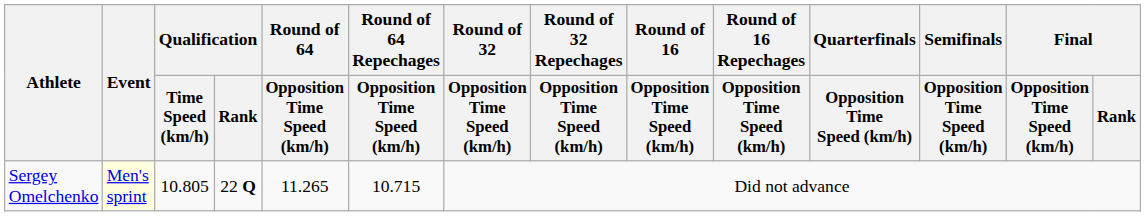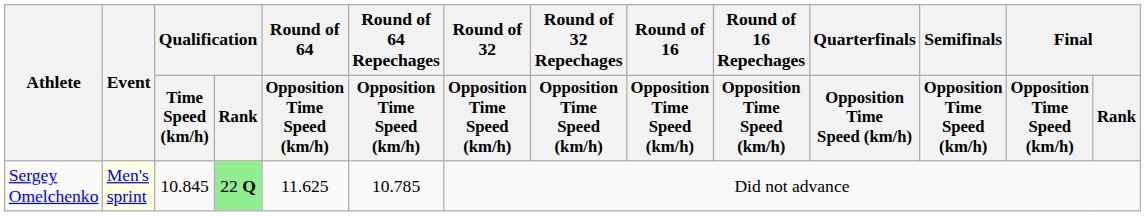(185, 186) 10.805 -> (185, 186) 10.845
(238, 186) no background -> (238, 186) lightgreen background
(305, 186) 11.265 -> (305, 186) 11.625
(396, 186) 10.715 -> (396, 186) 10.785
